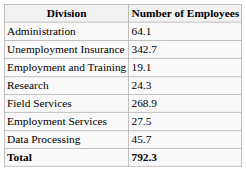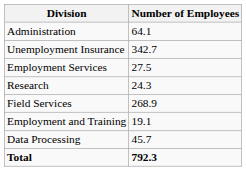rows swapped: (57, 121) <-> (67, 67)
